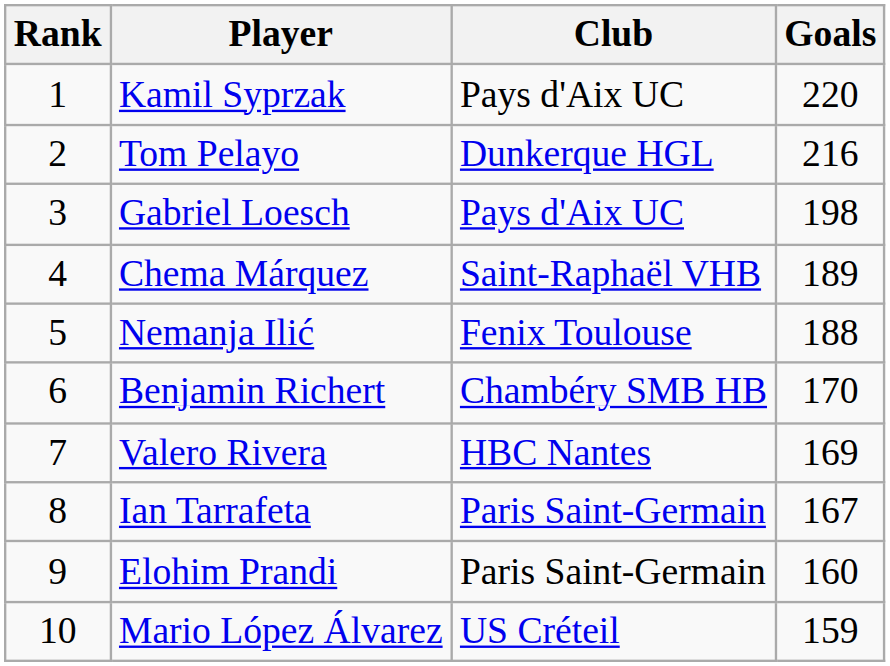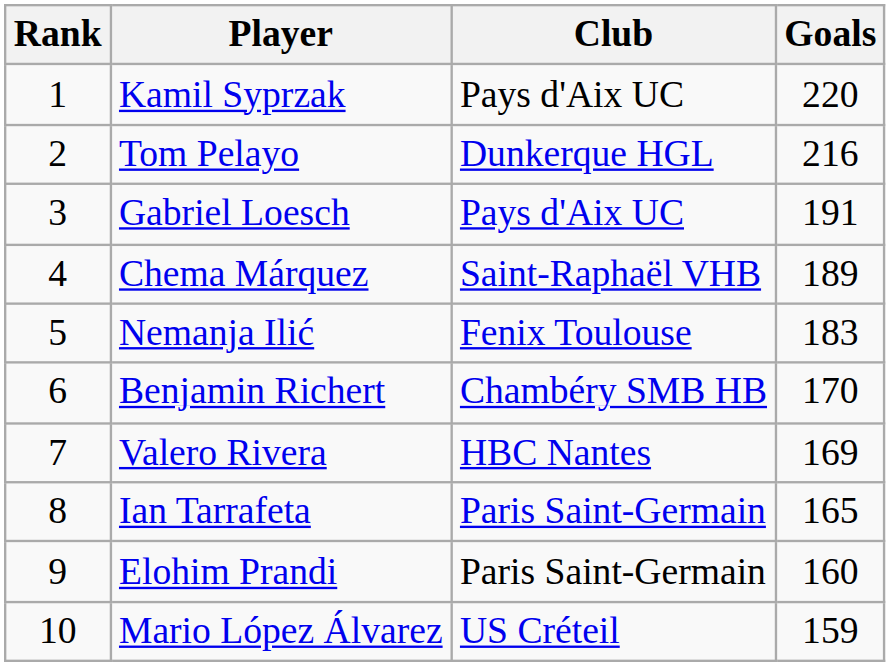(830, 213) 198 -> (830, 213) 191
(830, 332) 188 -> (830, 332) 183
(830, 511) 167 -> (830, 511) 165
